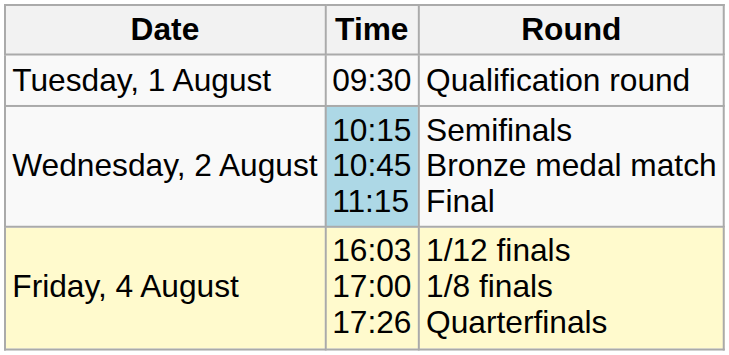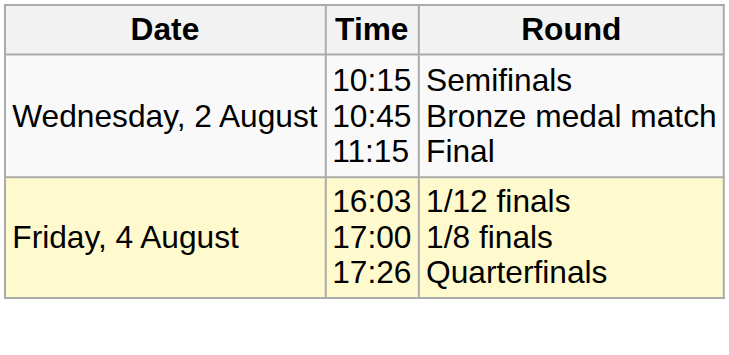- row: (142, 79)
(372, 165) lightblue background -> (372, 115) no background
